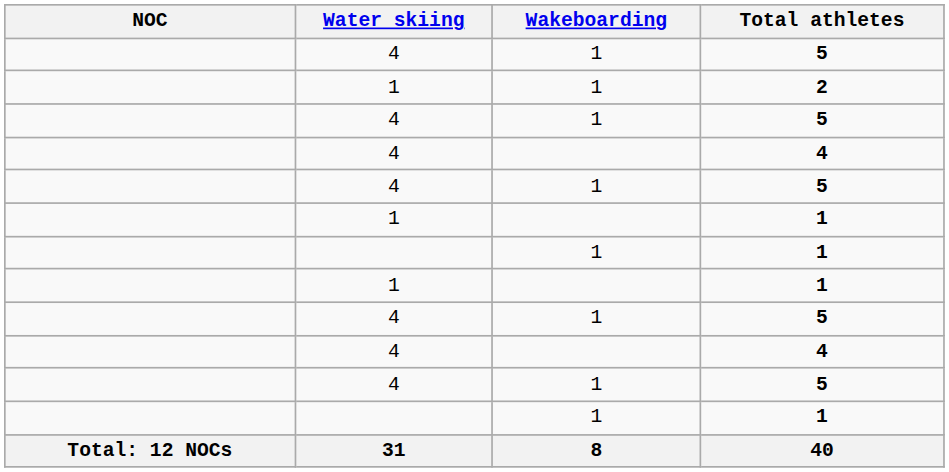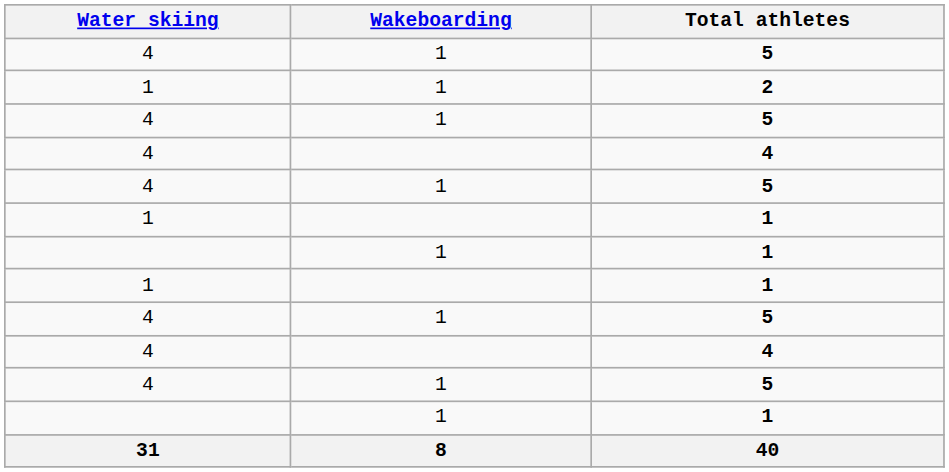- column: (150, 21)
